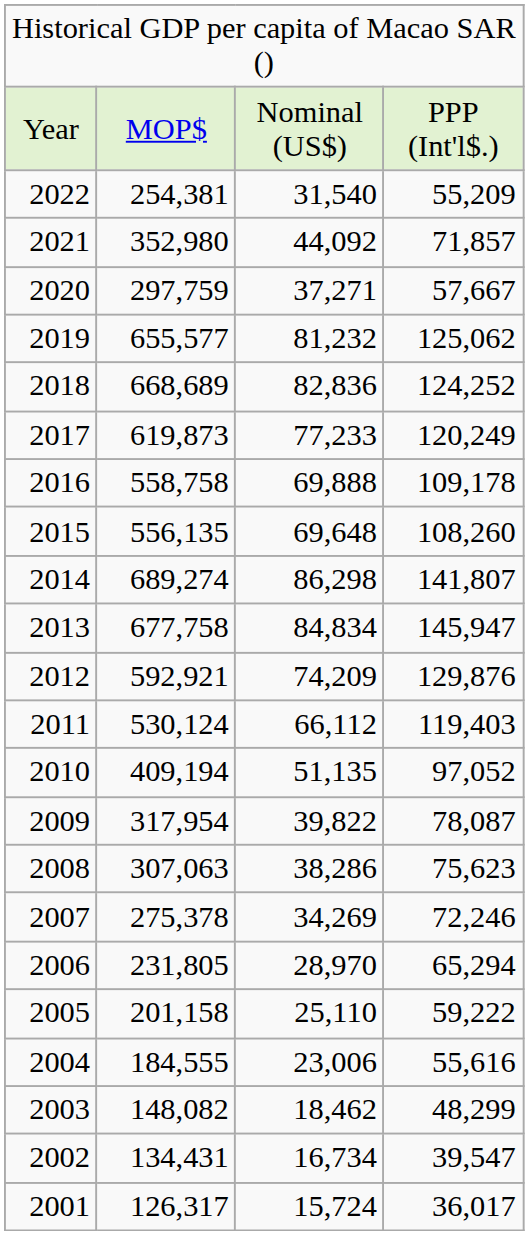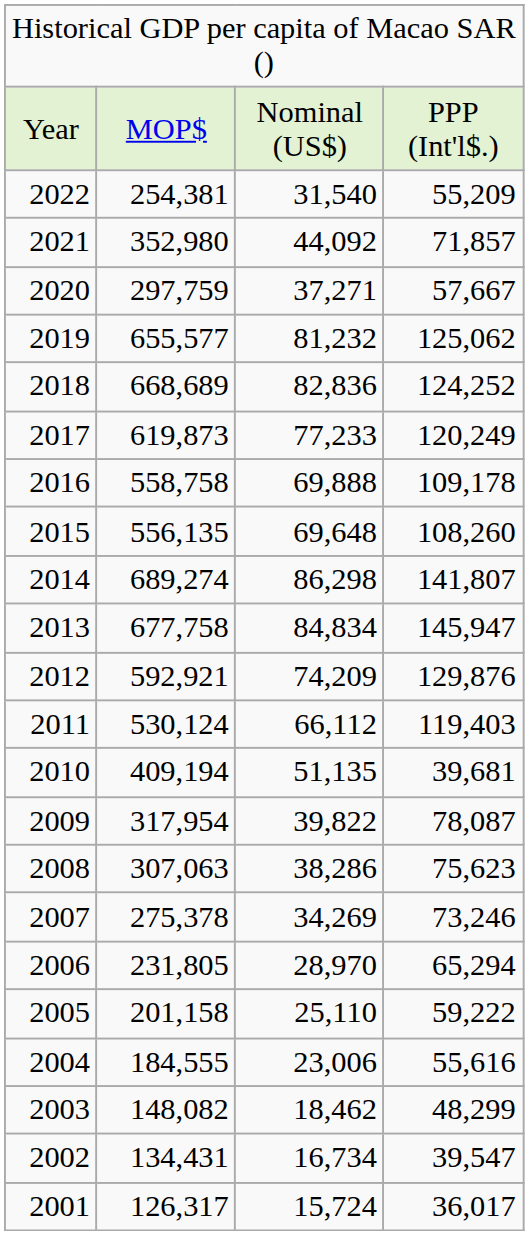(474, 771) 97,052 -> (474, 771) 39,681
(474, 916) 72,246 -> (474, 916) 73,246
